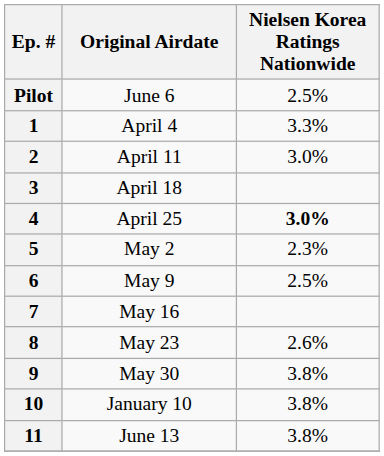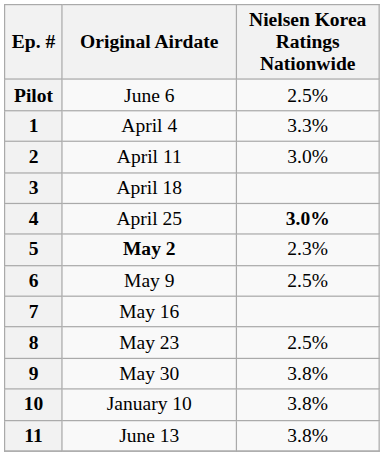(149, 249) normal -> (149, 249) bold
(308, 342) 2.6% -> (308, 342) 2.5%
